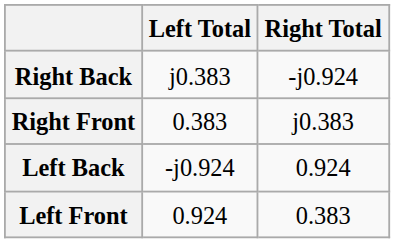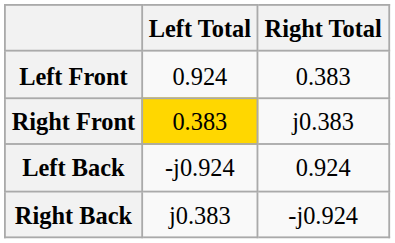rows swapped: (73, 215) <-> (73, 75)
(200, 122) no background -> (200, 122) gold background
